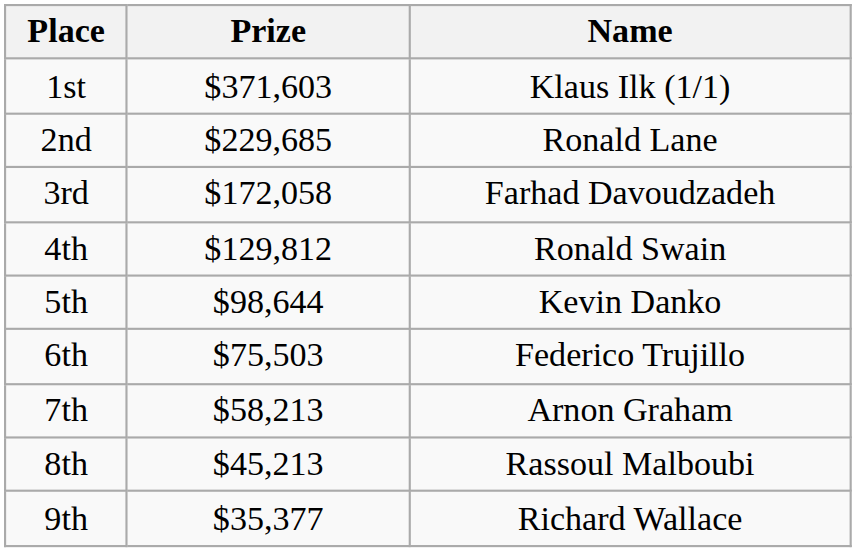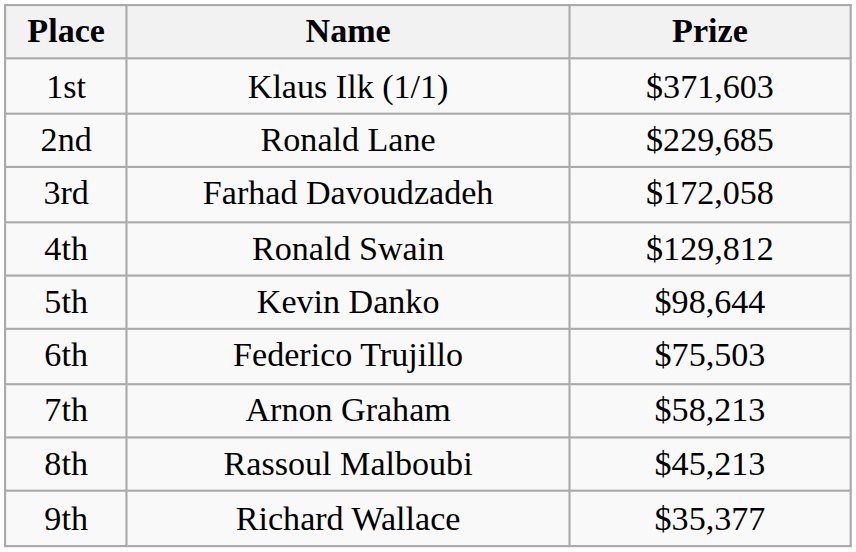columns swapped: (630, 31) <-> (268, 31)
